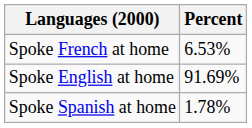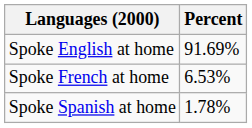rows swapped: (91, 78) <-> (89, 49)
